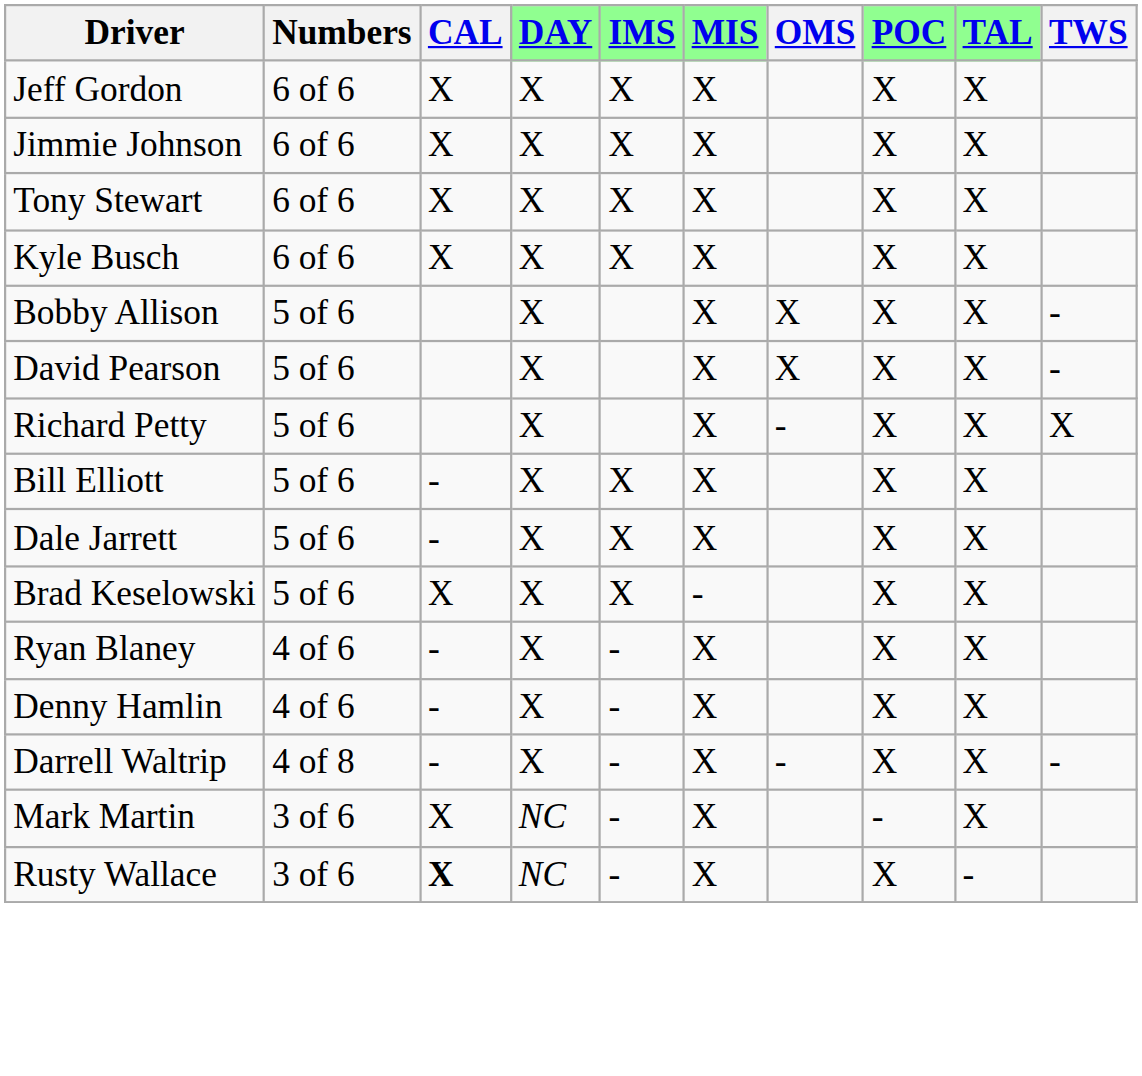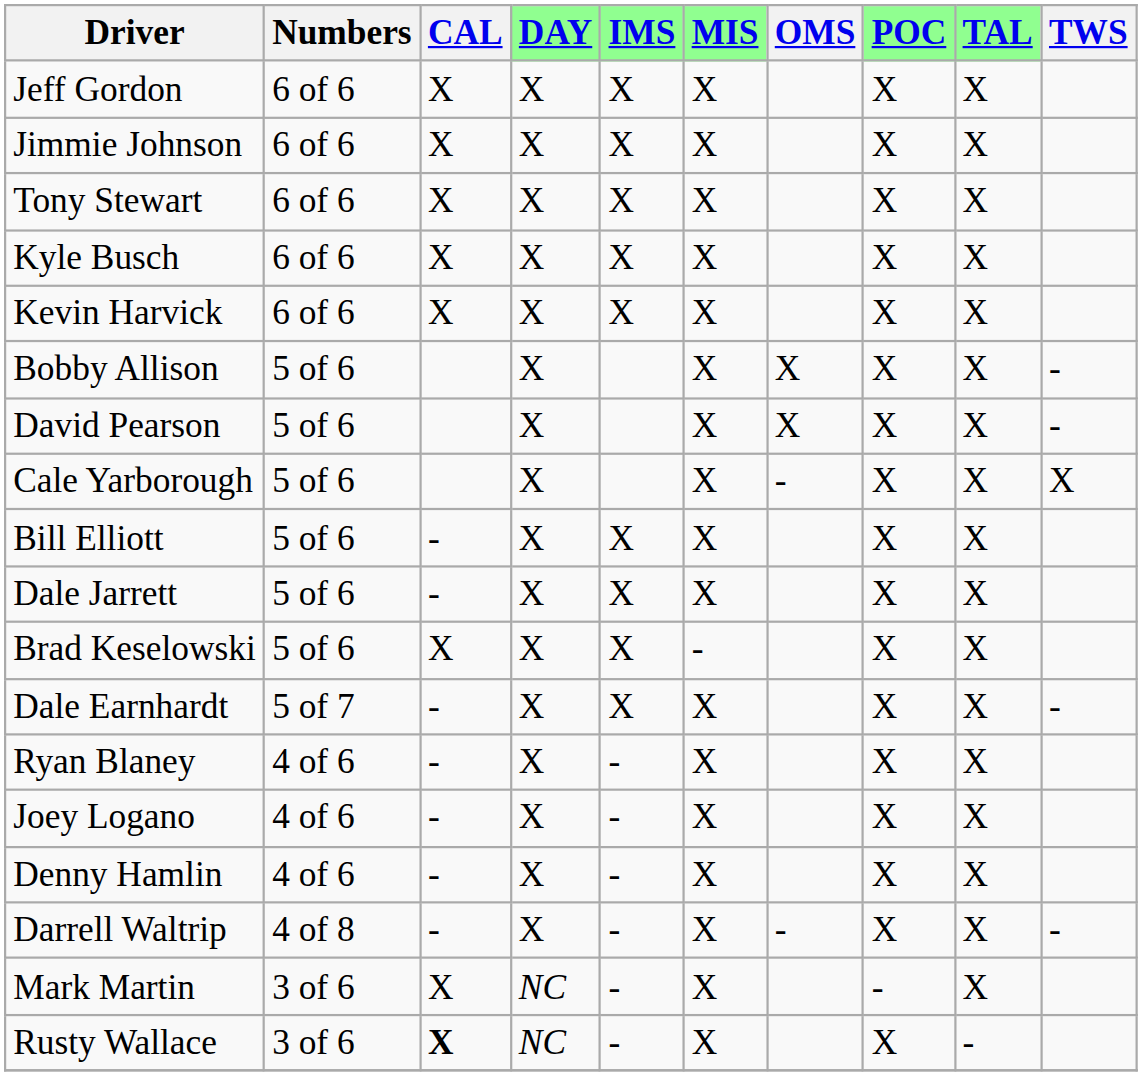+ row: (118, 312)
- row: (110, 425)
+ row: (133, 481)
+ row: (121, 705)
+ row: (104, 817)
